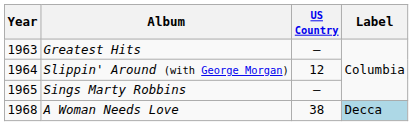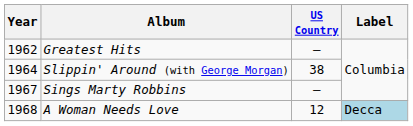(22, 49) 1963 -> (22, 49) 1962
(317, 70) 12 -> (317, 70) 38
(22, 90) 1965 -> (22, 90) 1967
(317, 110) 38 -> (317, 110) 12
